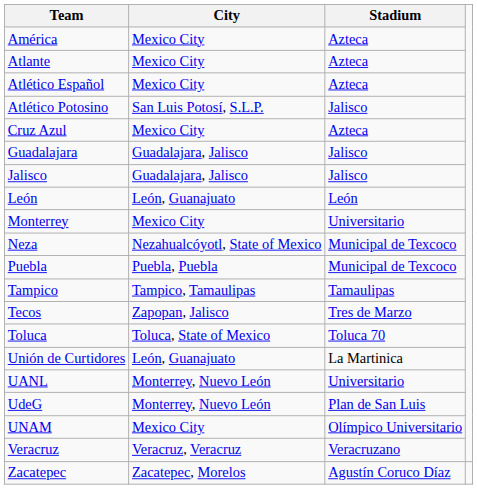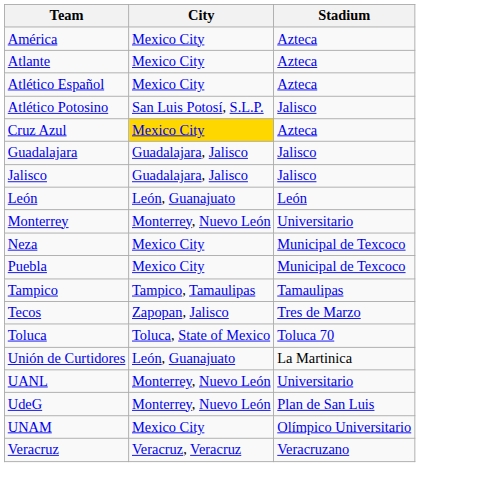(168, 130) no background -> (168, 130) gold background
(168, 221) Mexico City -> (201, 221) Monterrey, Nuevo León
(227, 244) Nezahualcóyotl, State of Mexico -> (168, 244) Mexico City
(175, 267) Puebla, Puebla -> (168, 267) Mexico City
- row: (37, 472)
